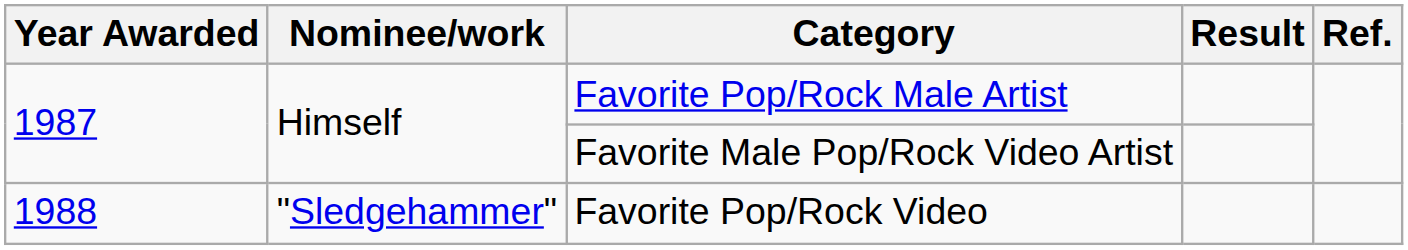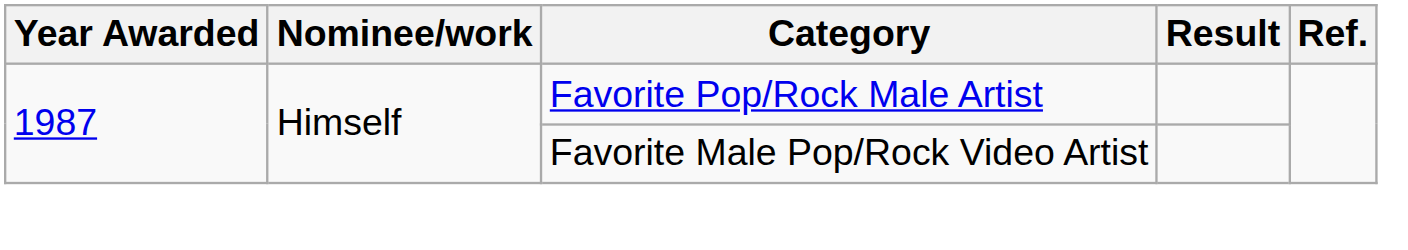- row: (781, 212)
